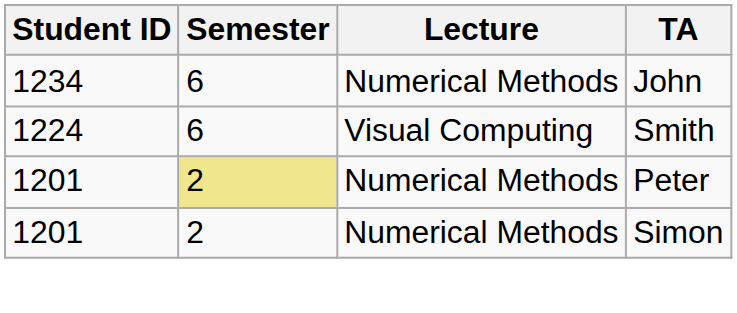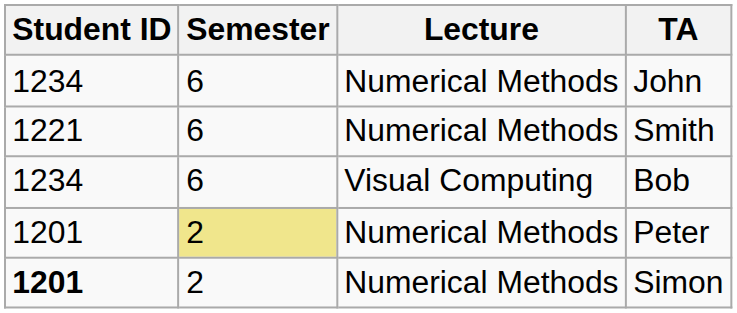(48, 130) 1224 -> (48, 130) 1221
(469, 130) Visual Computing -> (481, 130) Numerical Methods
+ row: (662, 181)
(48, 231) normal -> (48, 282) bold
